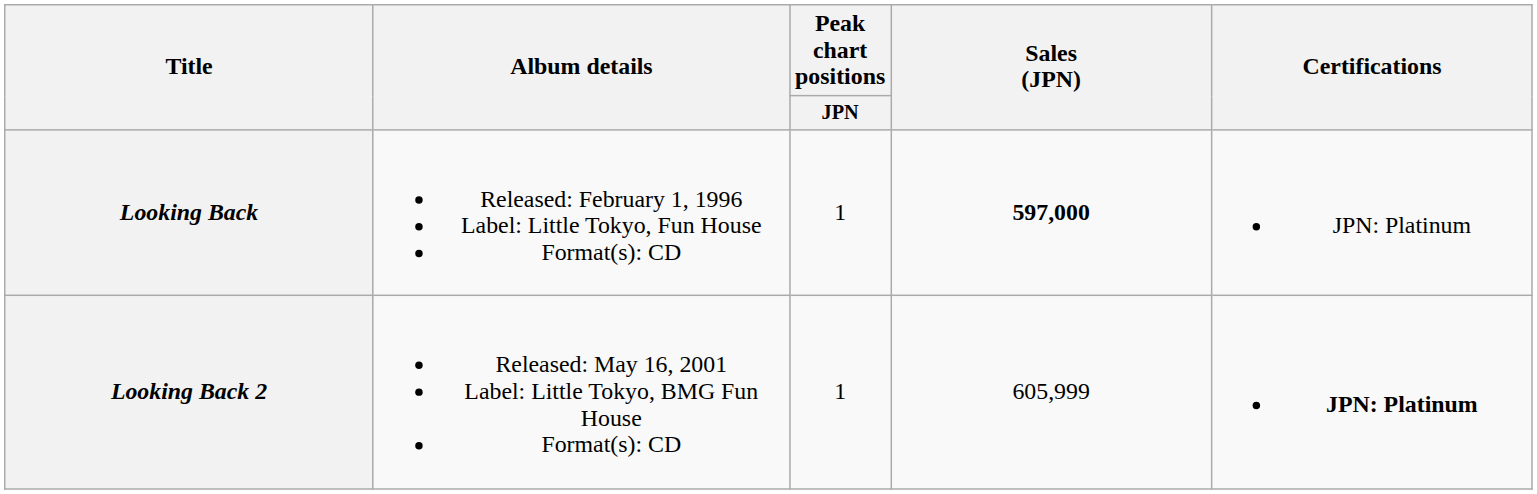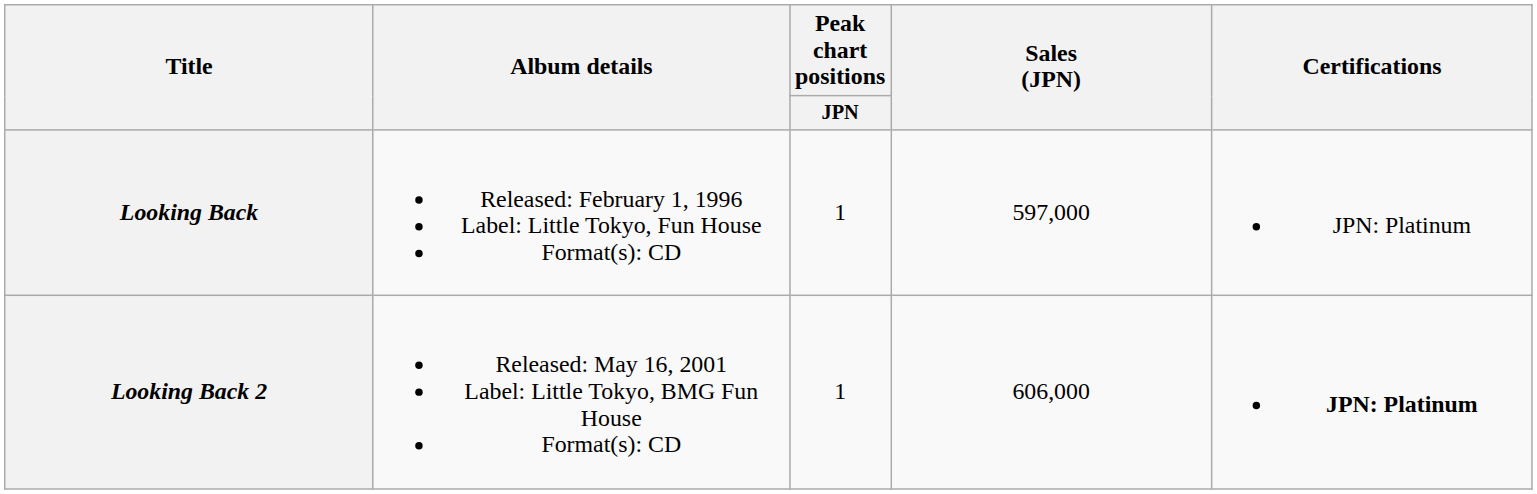(1051, 212) bold -> (1051, 212) normal
(1051, 391) 605,999 -> (1051, 391) 606,000
